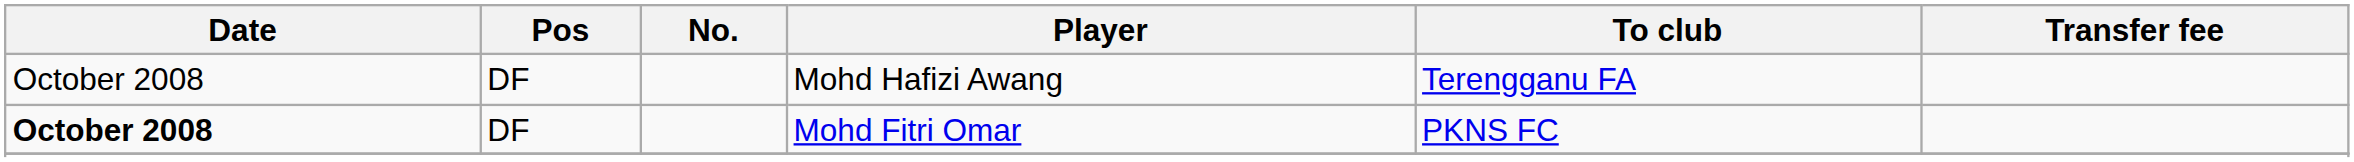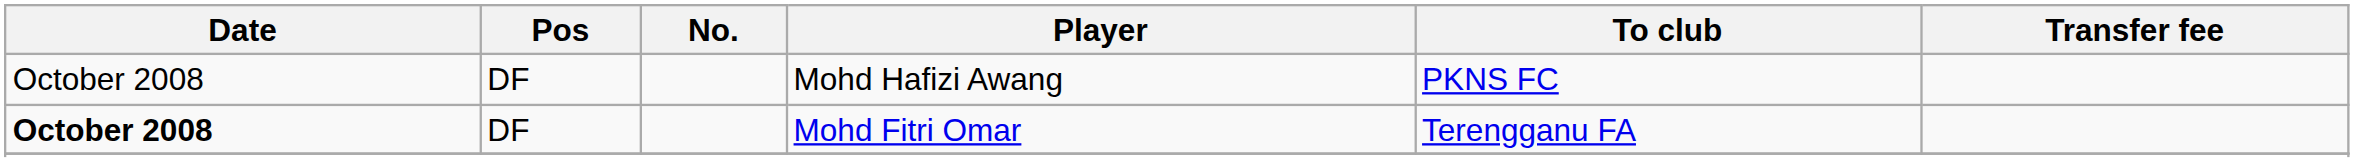(1529, 79) Terengganu FA -> (1490, 79) PKNS FC
(1490, 129) PKNS FC -> (1529, 129) Terengganu FA
